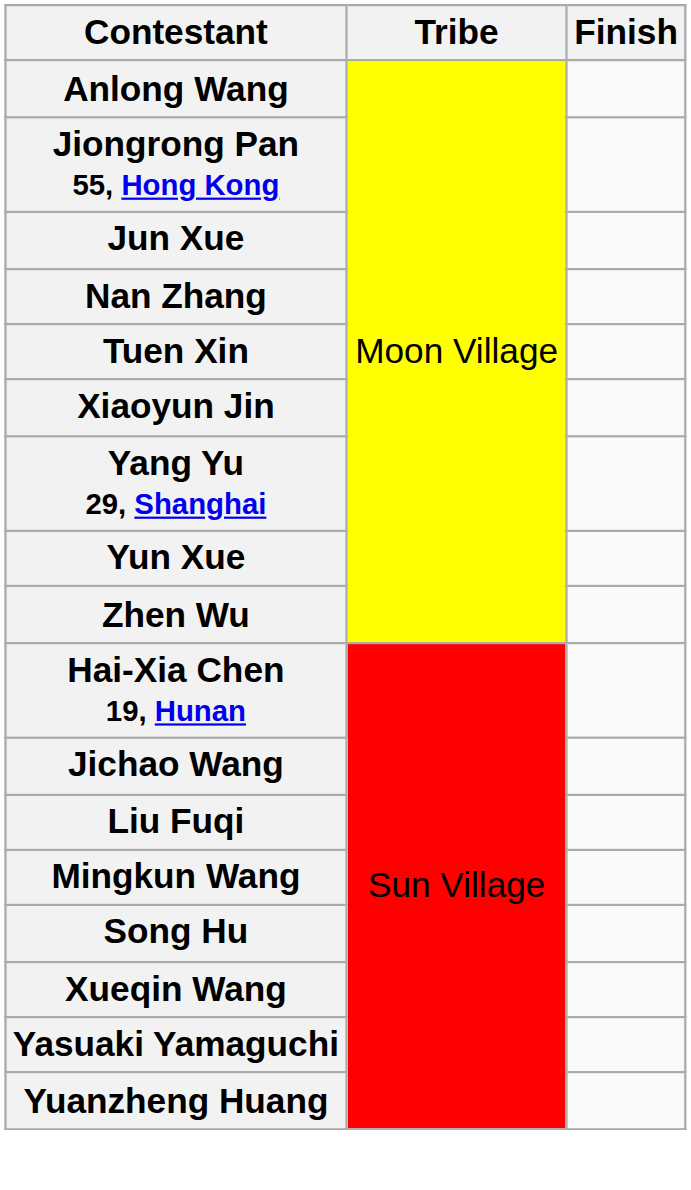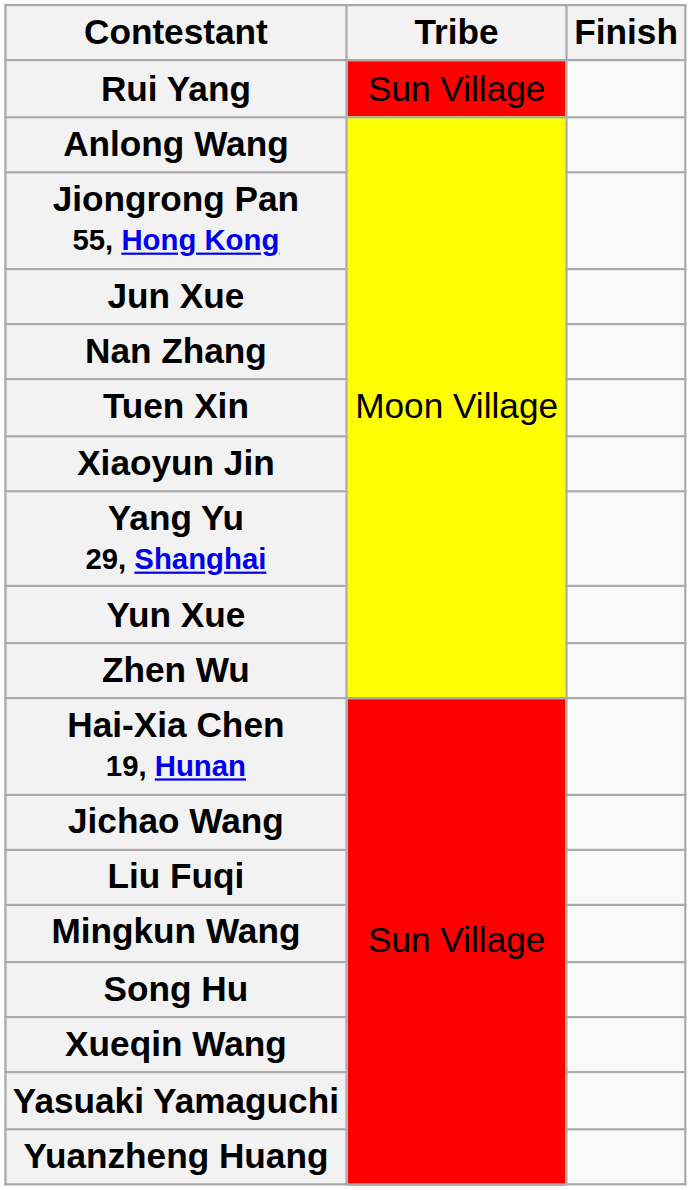+ row: (176, 88)
